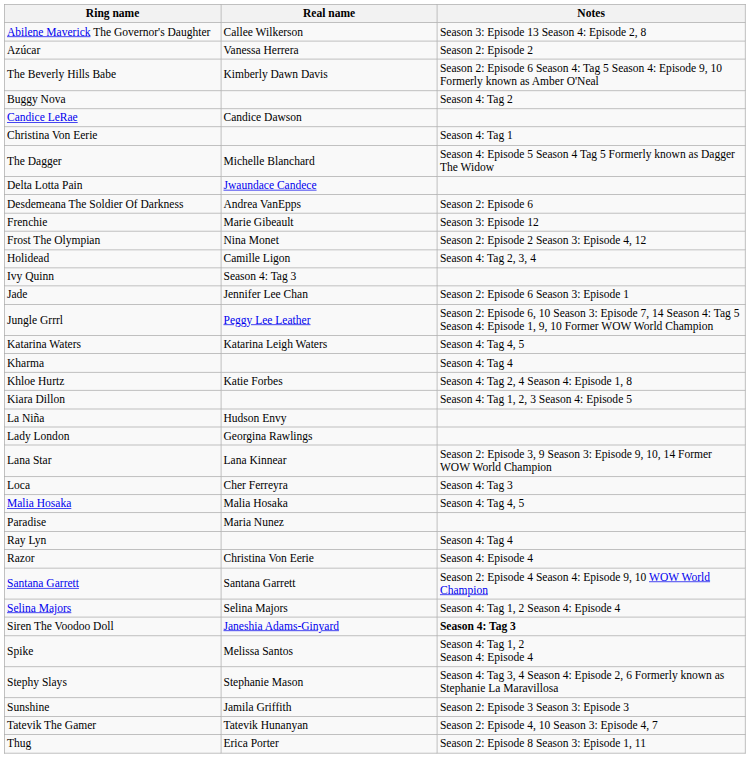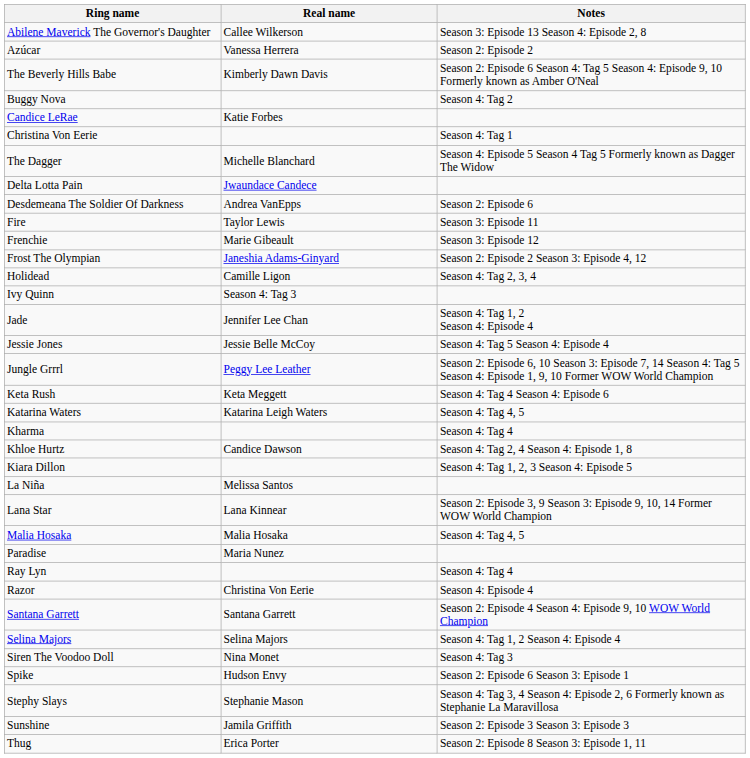(263, 117) Candice Dawson -> (253, 117) Katie Forbes
+ row: (16, 222)
(251, 240) Nina Monet -> (281, 258) Janeshia Adams-Ginyard
(535, 295) Season 2: Episode 6 Season 3: Episode 1 -> (487, 320) Season 4: Tag 1, 2 Season 4: Episode 4
+ row: (35, 344)
+ row: (31, 394)
(253, 381) Katie Forbes -> (263, 449) Candice Dawson
(255, 417) Hudson Envy -> (258, 485) Melissa Santos
- row: (38, 436)
- row: (19, 485)
(281, 626) Janeshia Adams-Ginyard -> (251, 657) Nina Monet
(478, 626) bold -> (476, 657) normal
(258, 651) Melissa Santos -> (255, 676) Hudson Envy
(487, 651) Season 4: Tag 1, 2 Season 4: Episode 4 -> (535, 676) Season 2: Episode 6 Season 3: Episode 1
- row: (52, 725)
